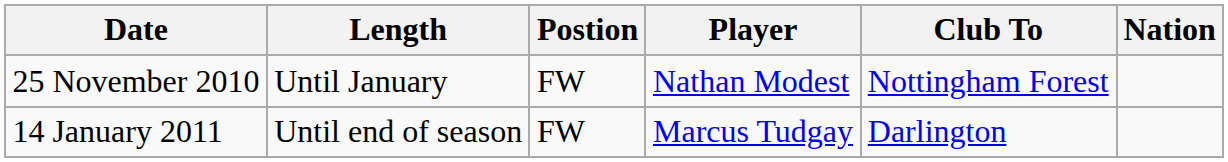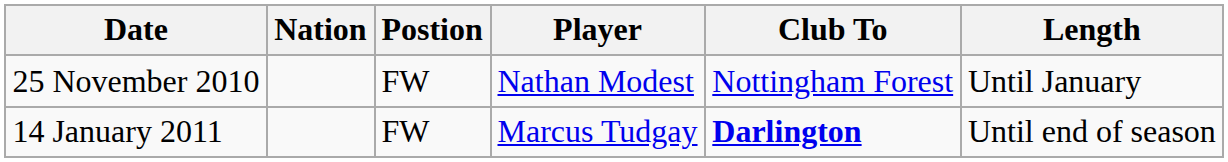columns swapped: (1170, 29) <-> (398, 29)
(937, 131) normal -> (787, 131) bold
